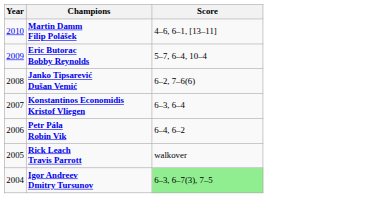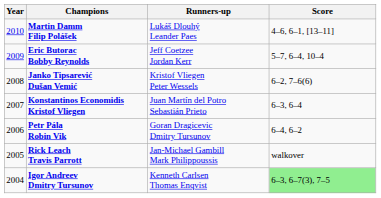+ column: (208, 12)
